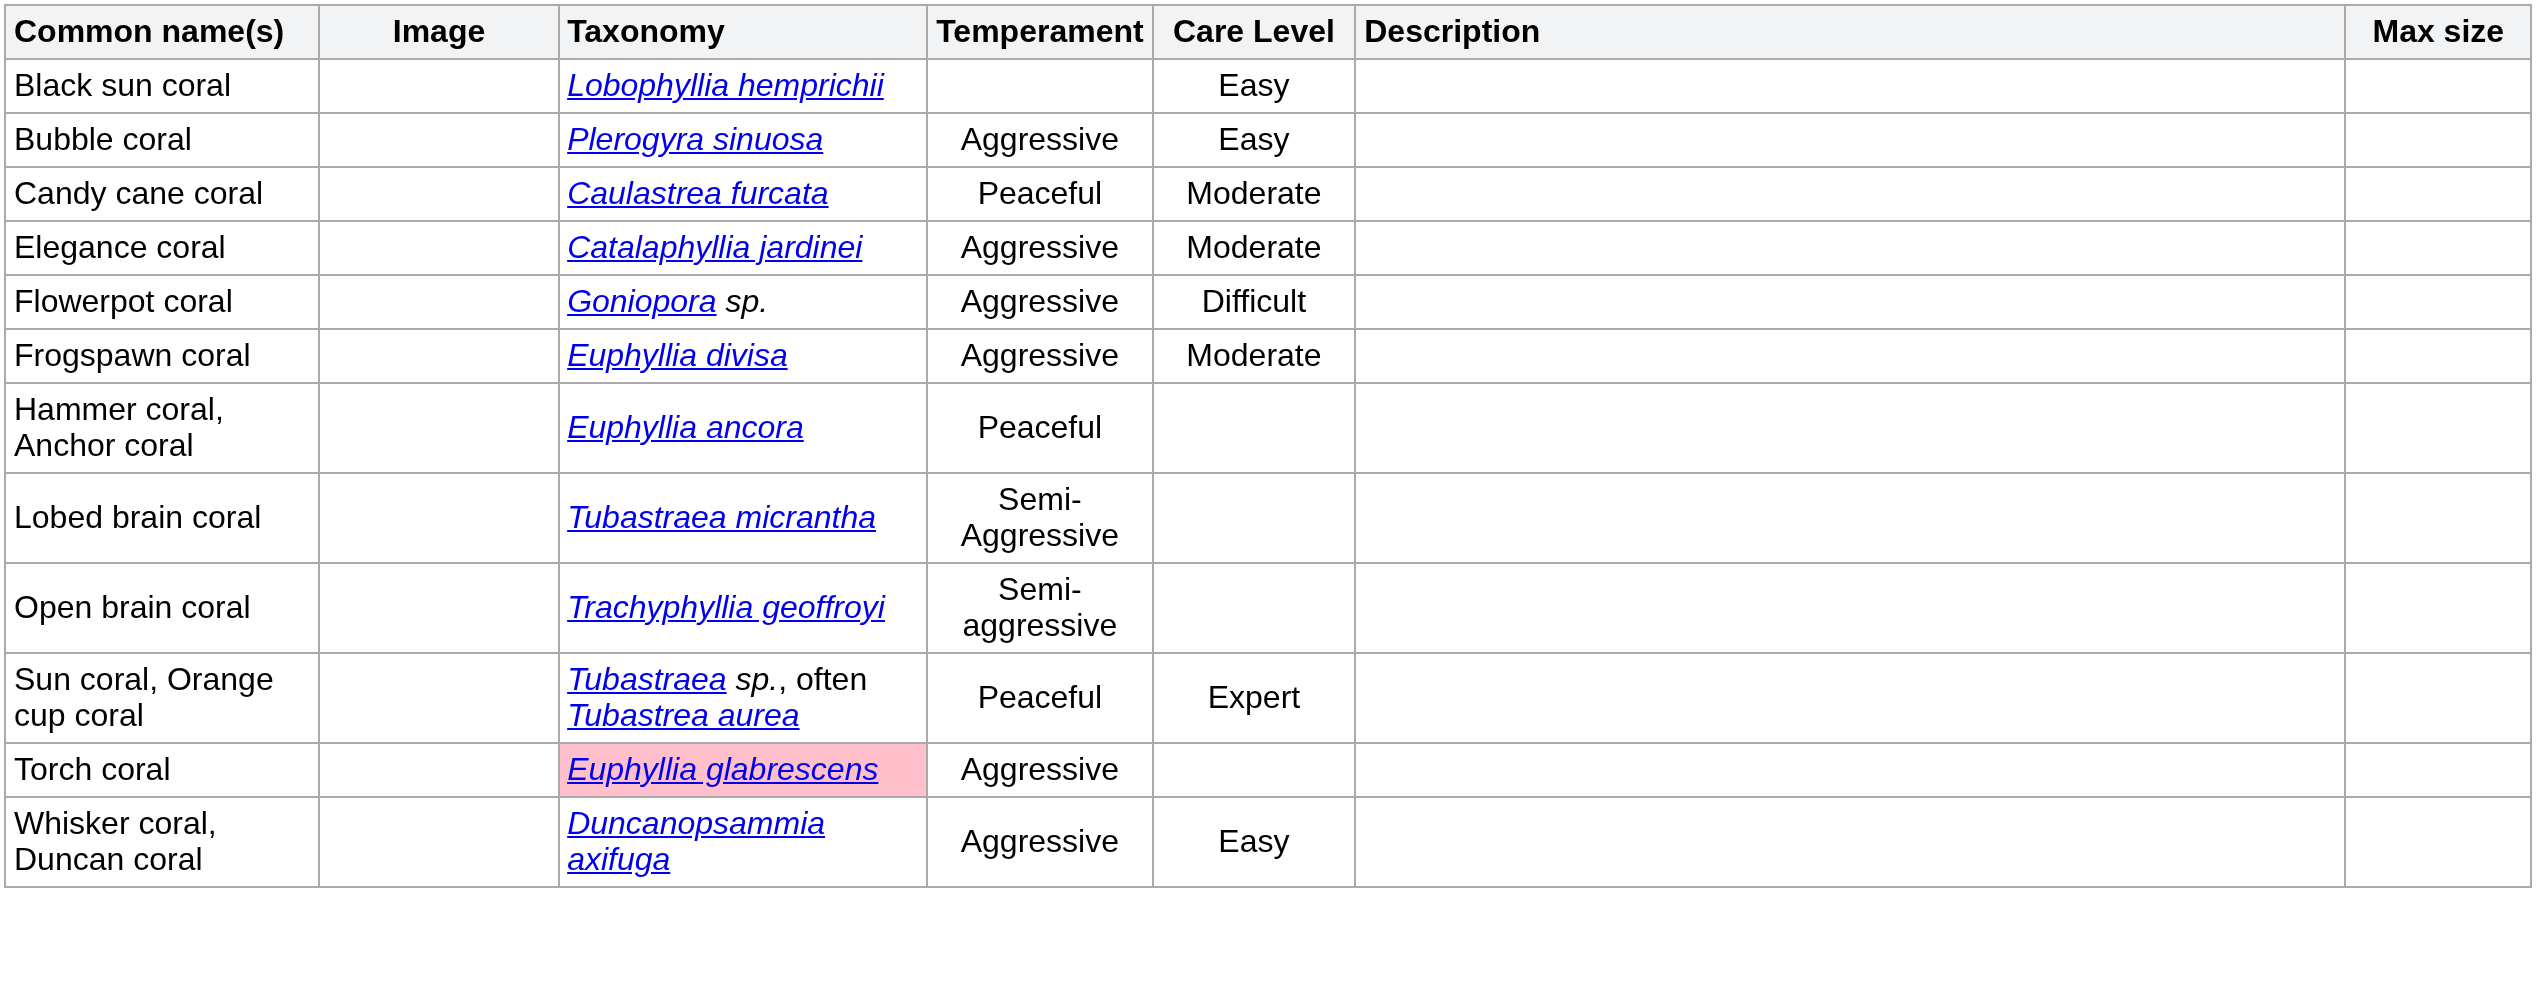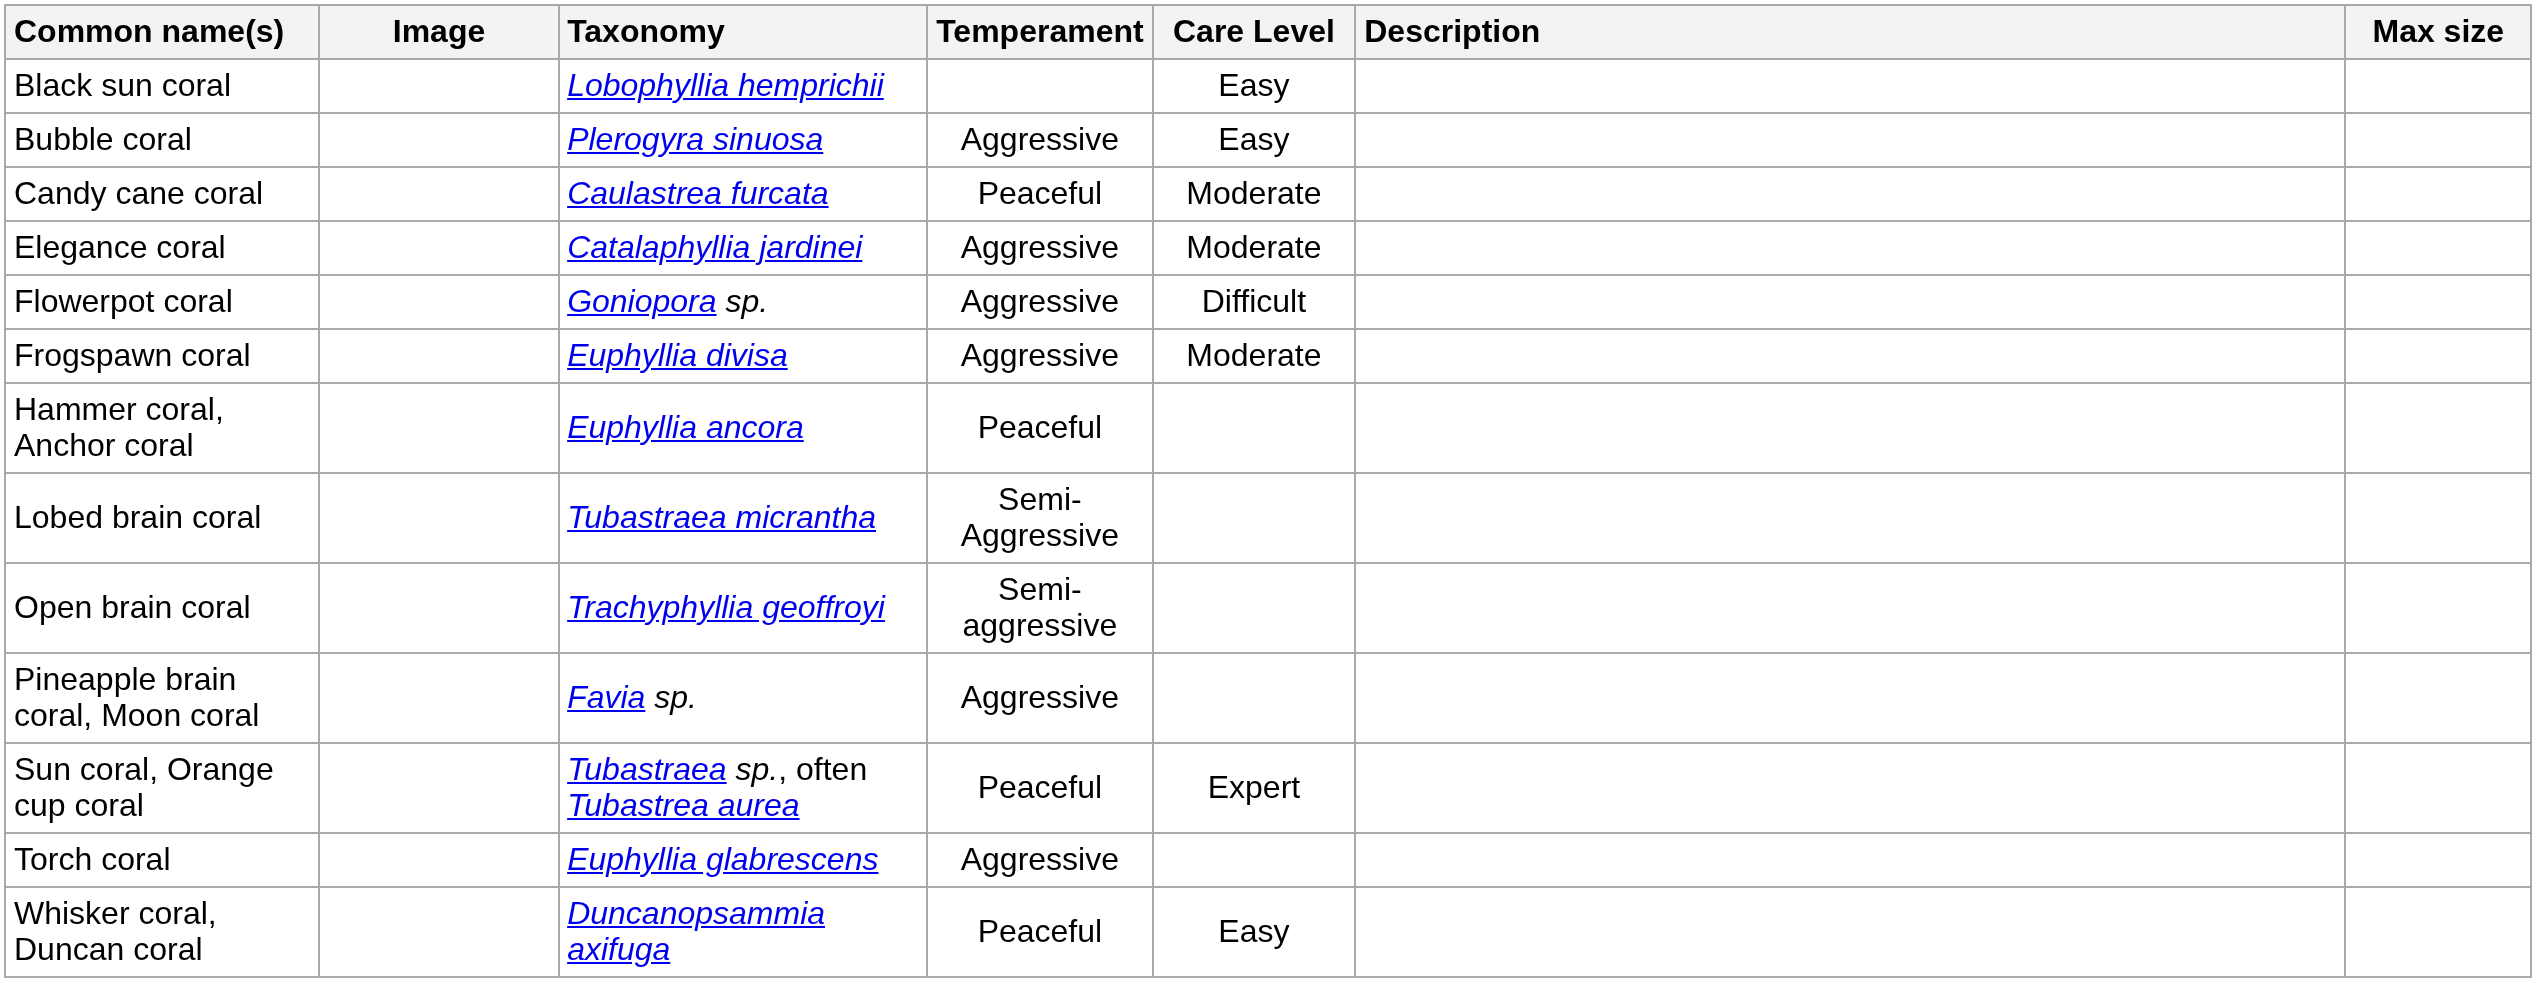+ row: (137, 697)
(723, 769) pink background -> (723, 859) no background
(1040, 841) Aggressive -> (1040, 931) Peaceful
